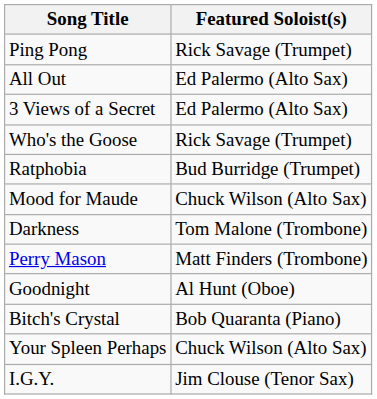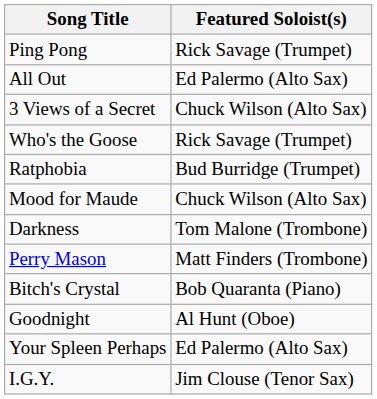(261, 109) Ed Palermo (Alto Sax) -> (271, 109) Chuck Wilson (Alto Sax)
rows swapped: (49, 288) <-> (64, 318)
(271, 348) Chuck Wilson (Alto Sax) -> (261, 348) Ed Palermo (Alto Sax)
